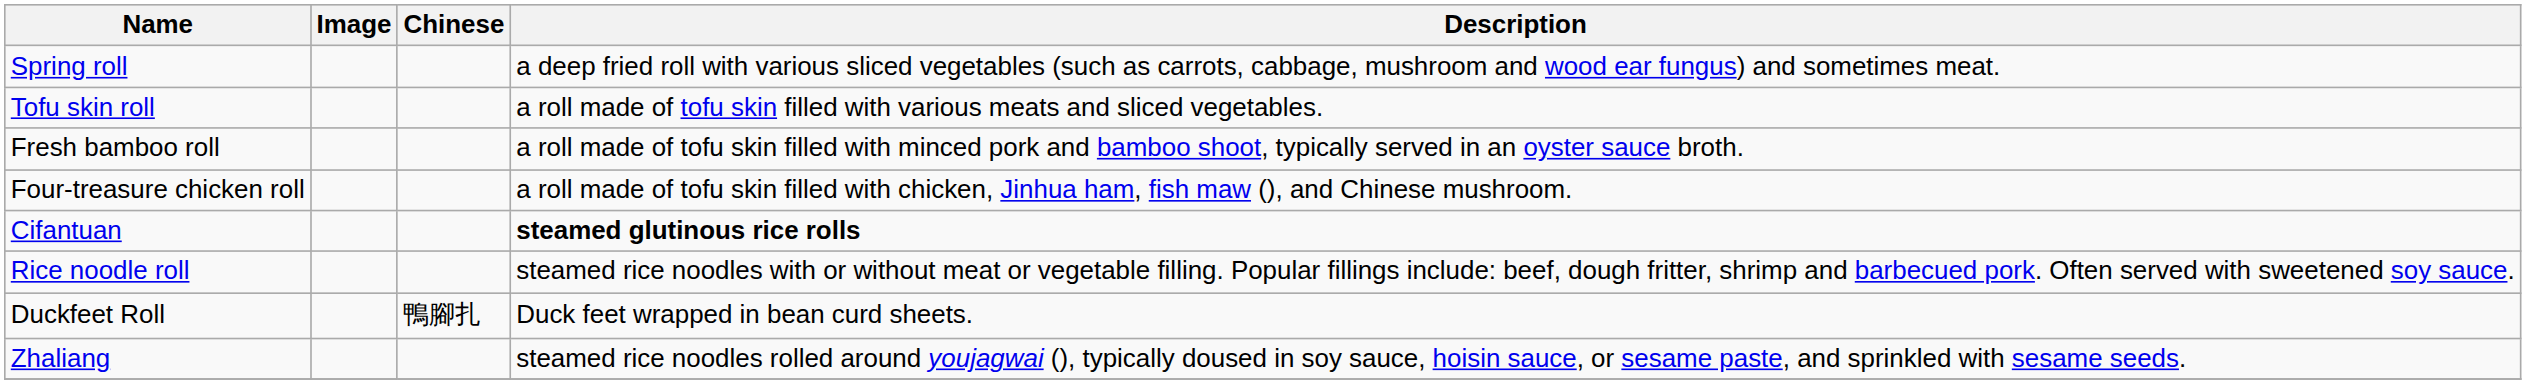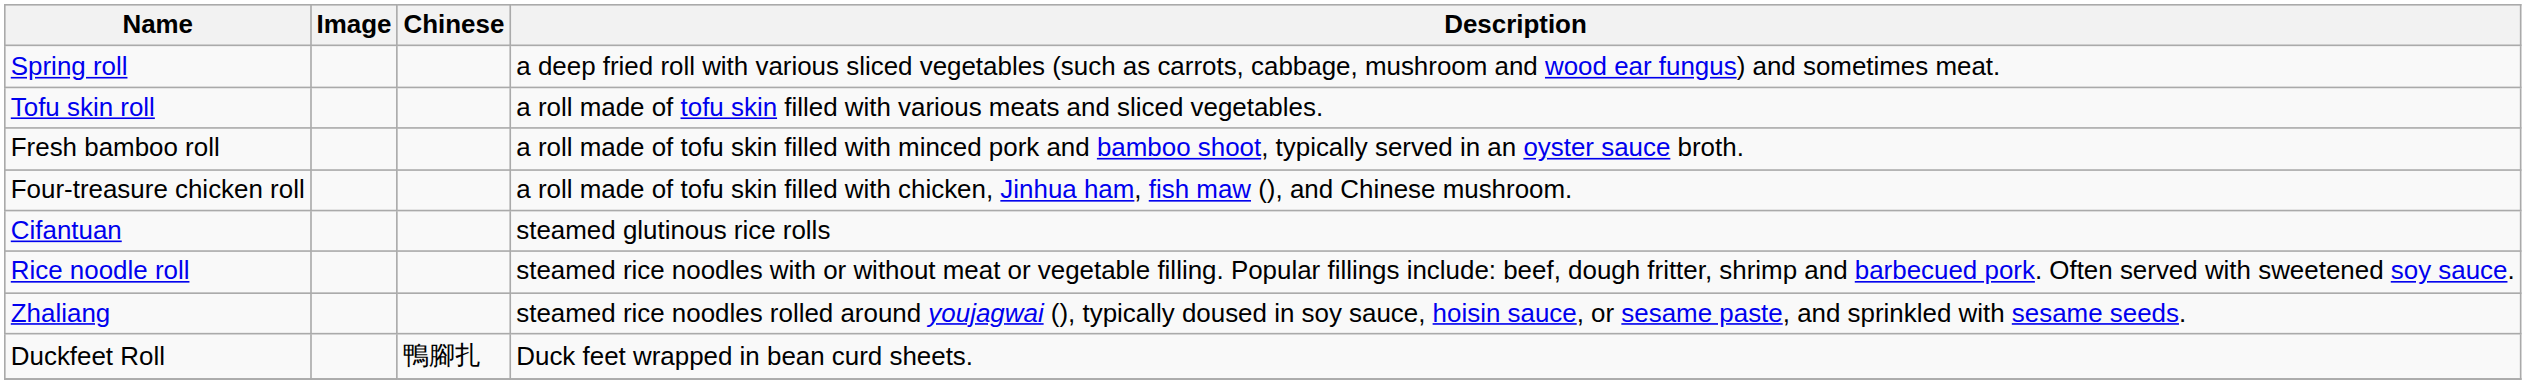(688, 230) bold -> (673, 230) normal
rows swapped: (60, 358) <-> (88, 315)
